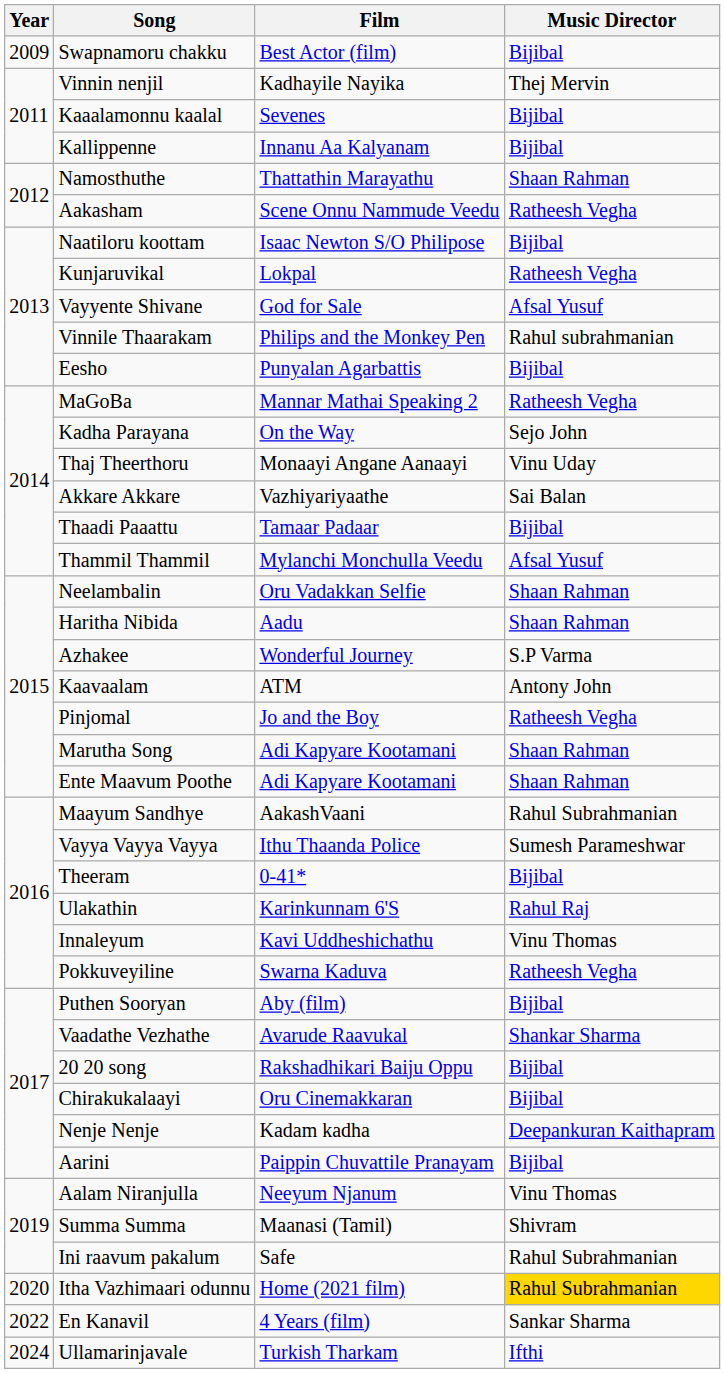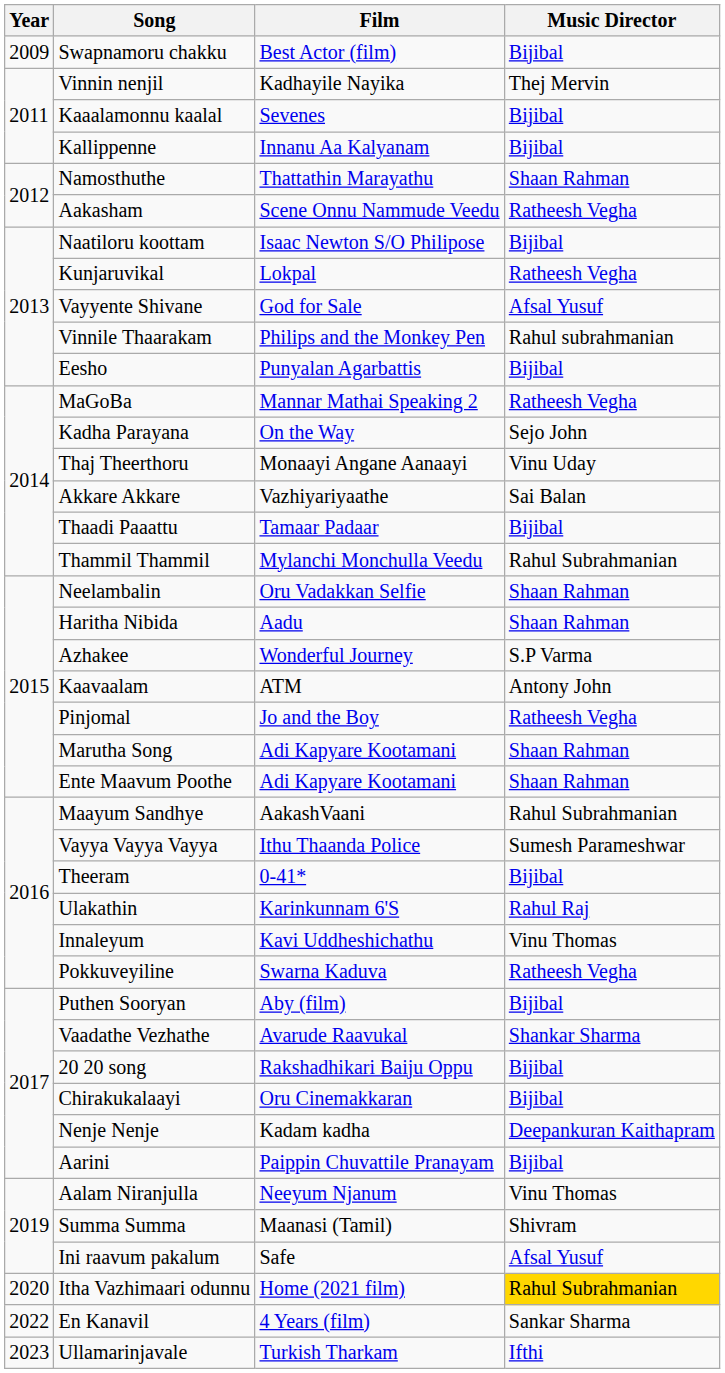(556, 559) Afsal Yusuf -> (593, 559) Rahul Subrahmanian
(593, 1257) Rahul Subrahmanian -> (556, 1257) Afsal Yusuf
(29, 1352) 2024 -> (29, 1352) 2023
